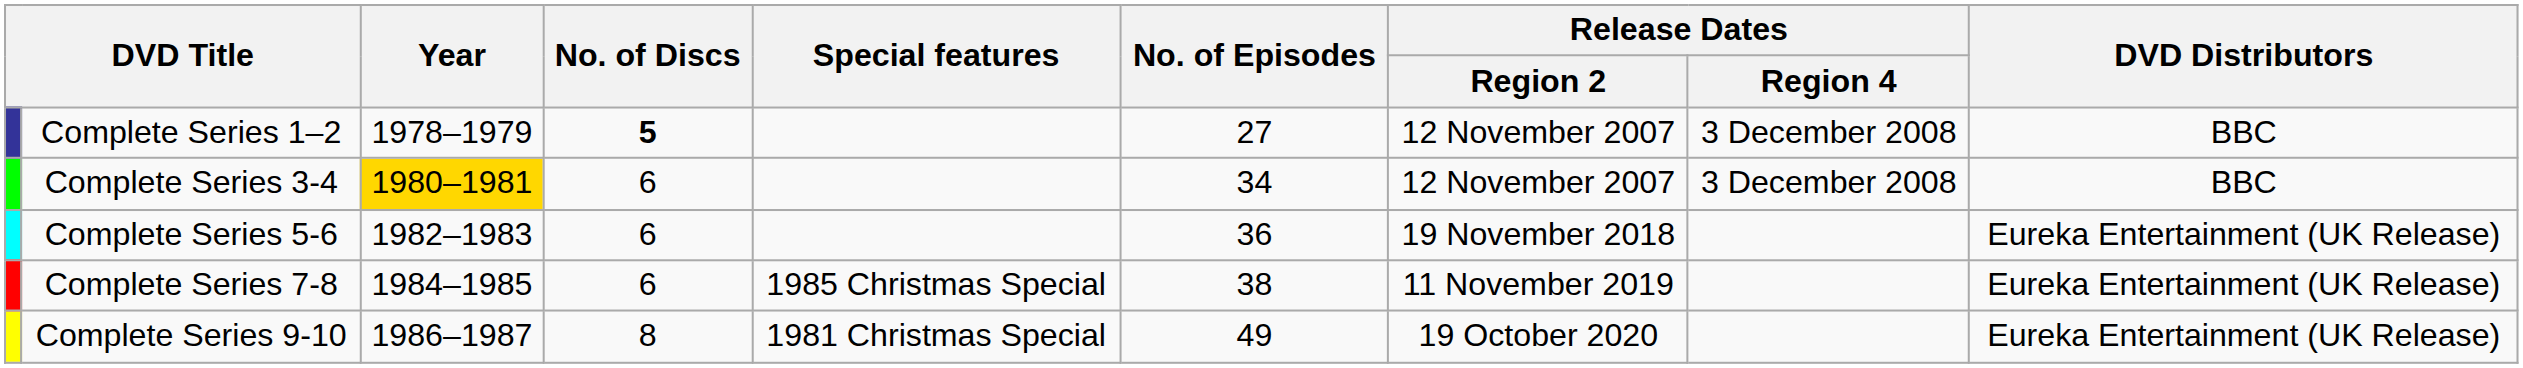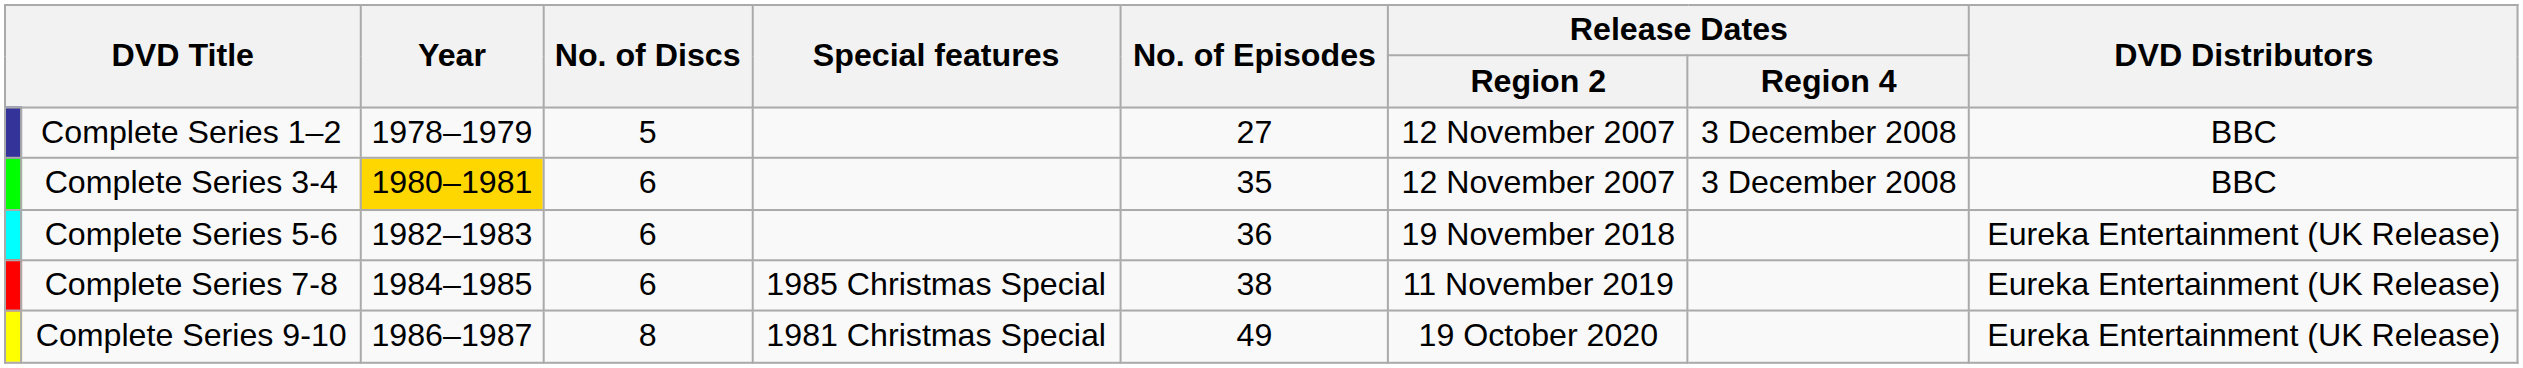(648, 132) bold -> (648, 132) normal
(1254, 183) 34 -> (1254, 183) 35
